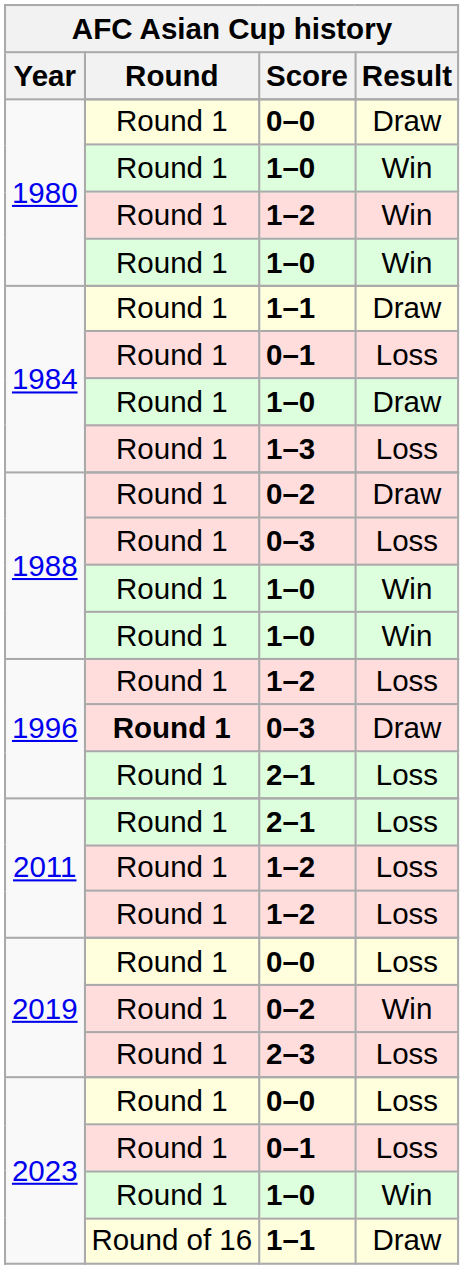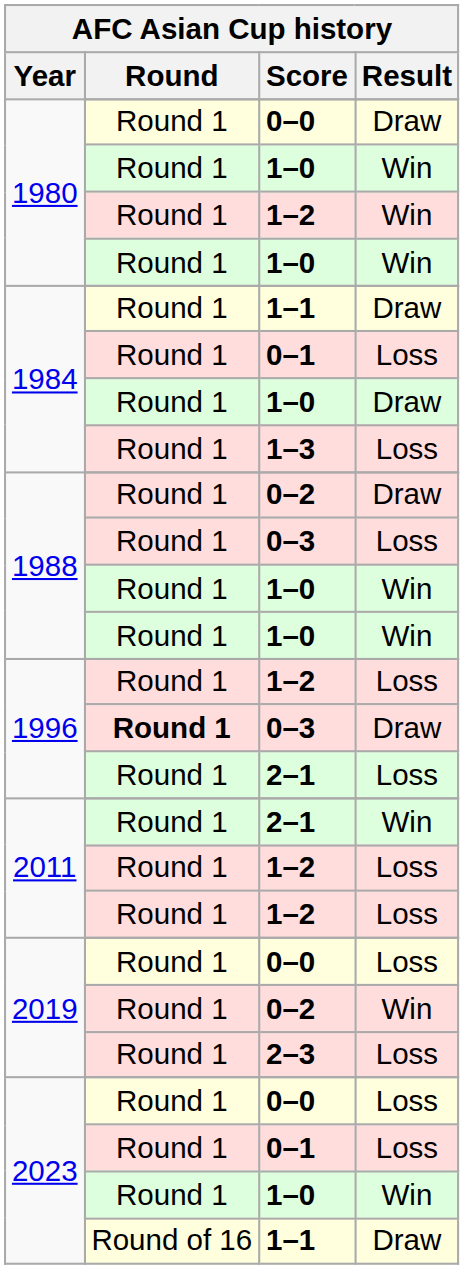(407, 822) Loss -> (407, 822) Win
